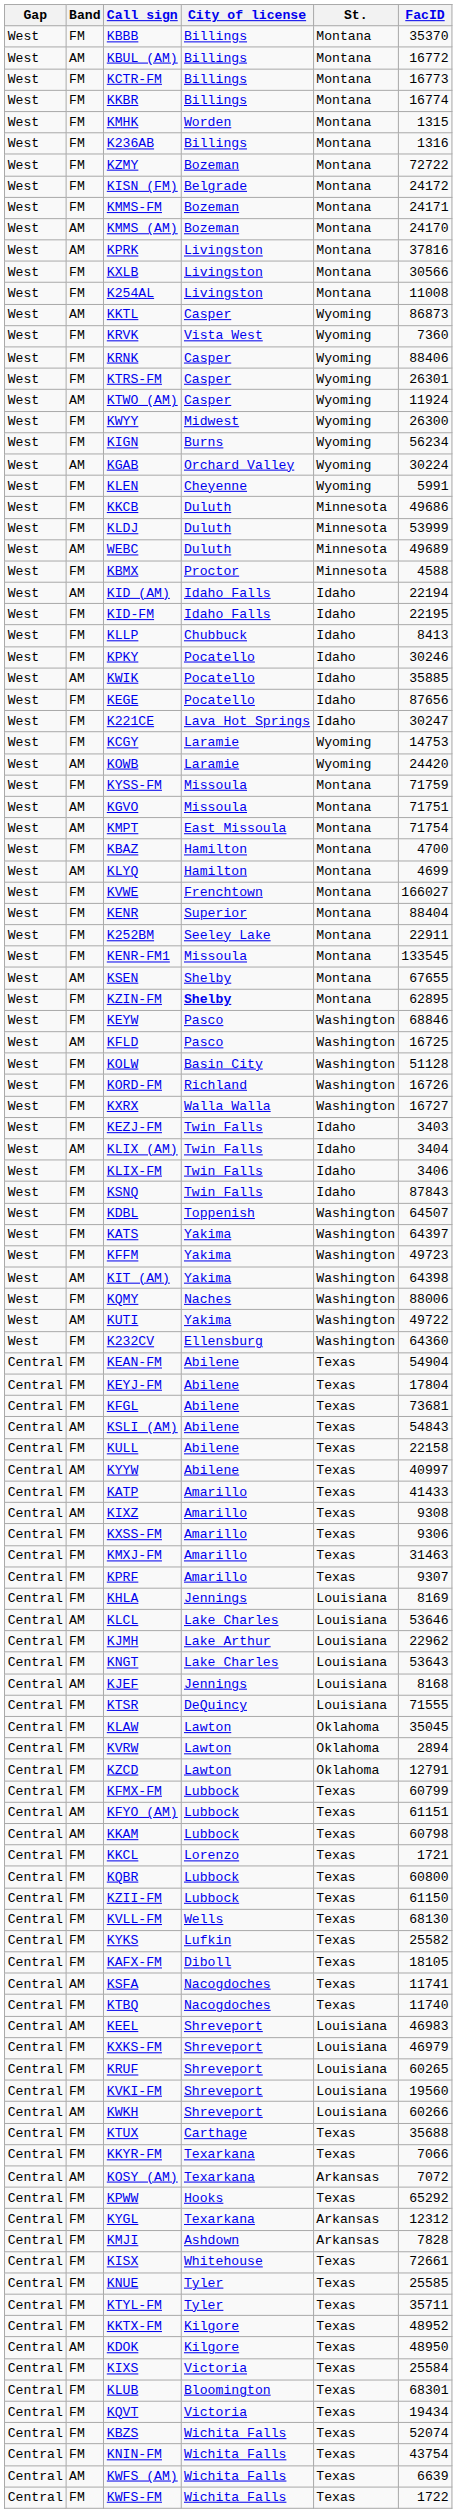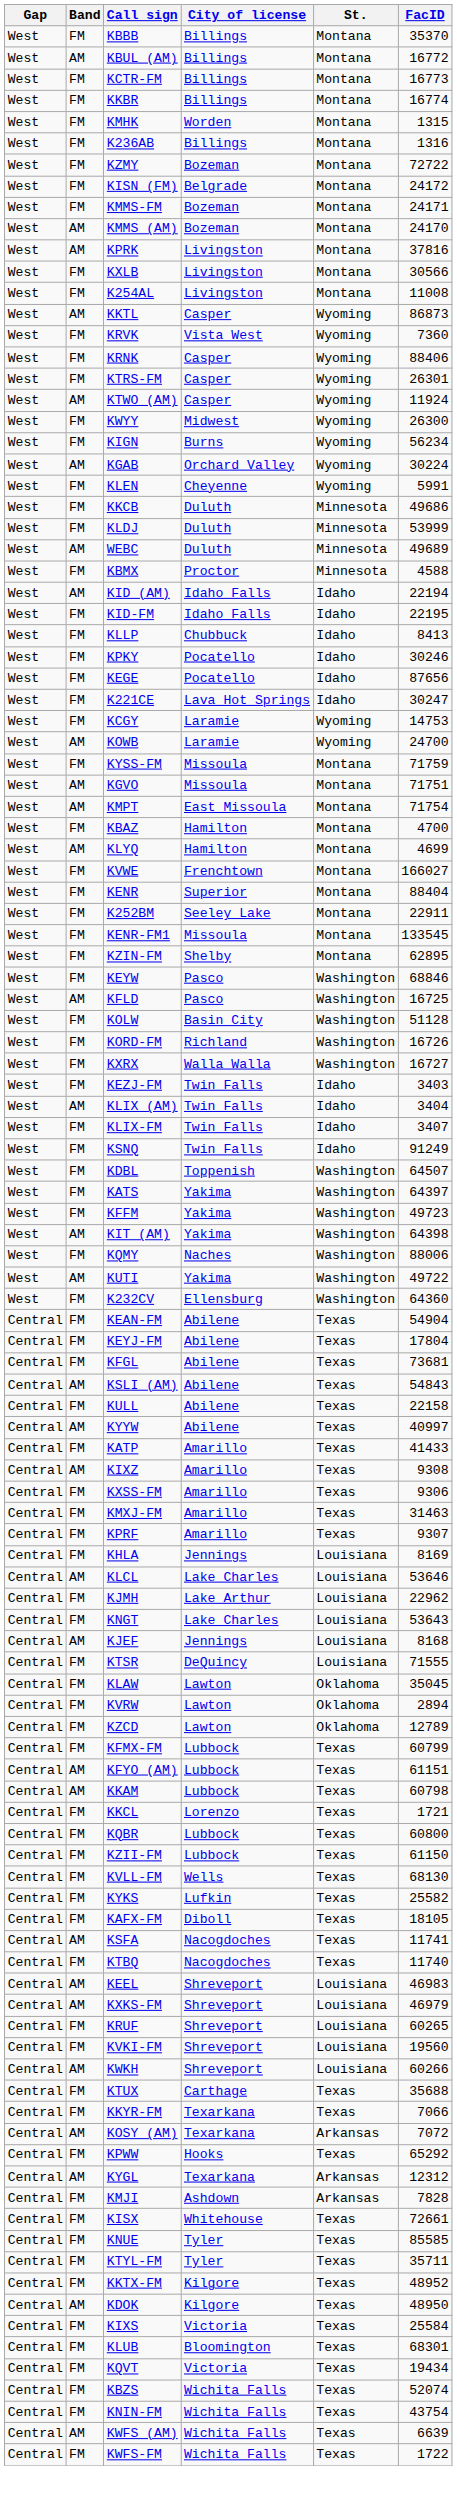- row: (123, 679)
(429, 764) 24420 -> (429, 743) 24700
- row: (123, 978)
(208, 1000) bold -> (208, 957) normal
(433, 1171) 3406 -> (433, 1128) 3407
(429, 1192) 87843 -> (429, 1149) 91249
(429, 1770) 12791 -> (429, 1727) 12789
(77, 2048) FM -> (77, 2005) AM
(77, 2219) FM -> (77, 2177) AM
(429, 2284) 25585 -> (429, 2241) 85585
